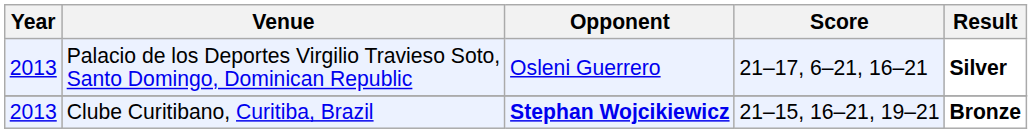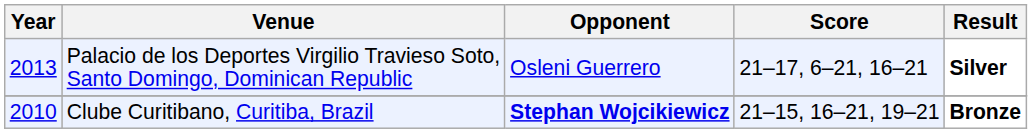(33, 112) 2013 -> (33, 112) 2010
